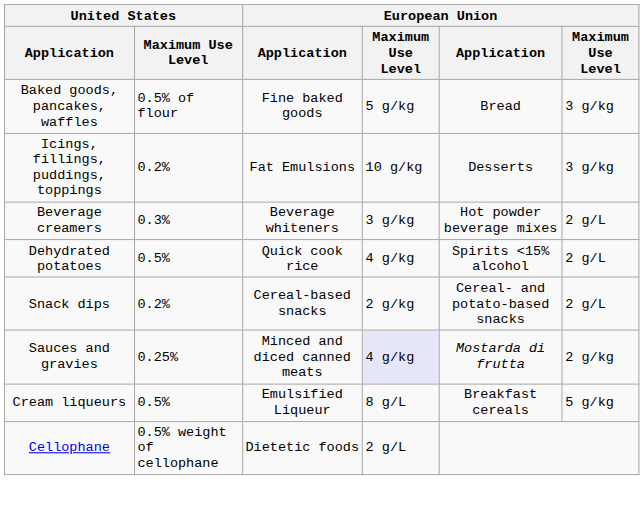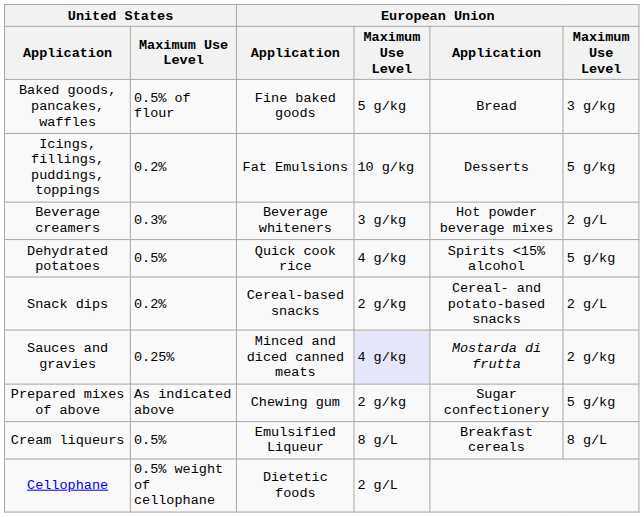(590, 167) 3 g/kg -> (591, 167) 5 g/kg
(586, 258) 2 g/L -> (591, 258) 5 g/kg
+ row: (68, 402)
(590, 402) 5 g/kg -> (587, 440) 8 g/L
